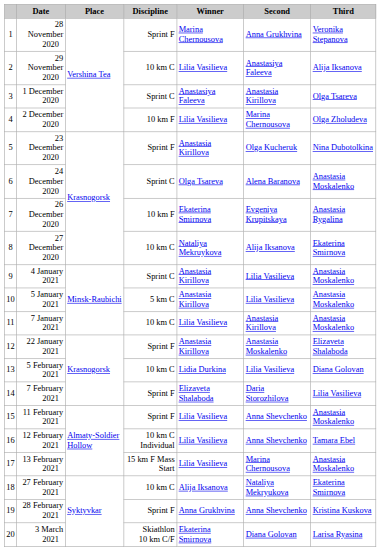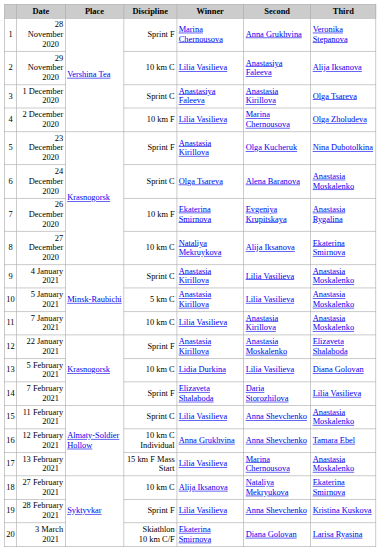(161, 417) Sprint F -> (161, 417) Sprint C
(203, 440) Lilia Vasilieva -> (207, 440) Anna Grukhvina
(207, 511) Anna Grukhvina -> (203, 511) Lilia Vasilieva
